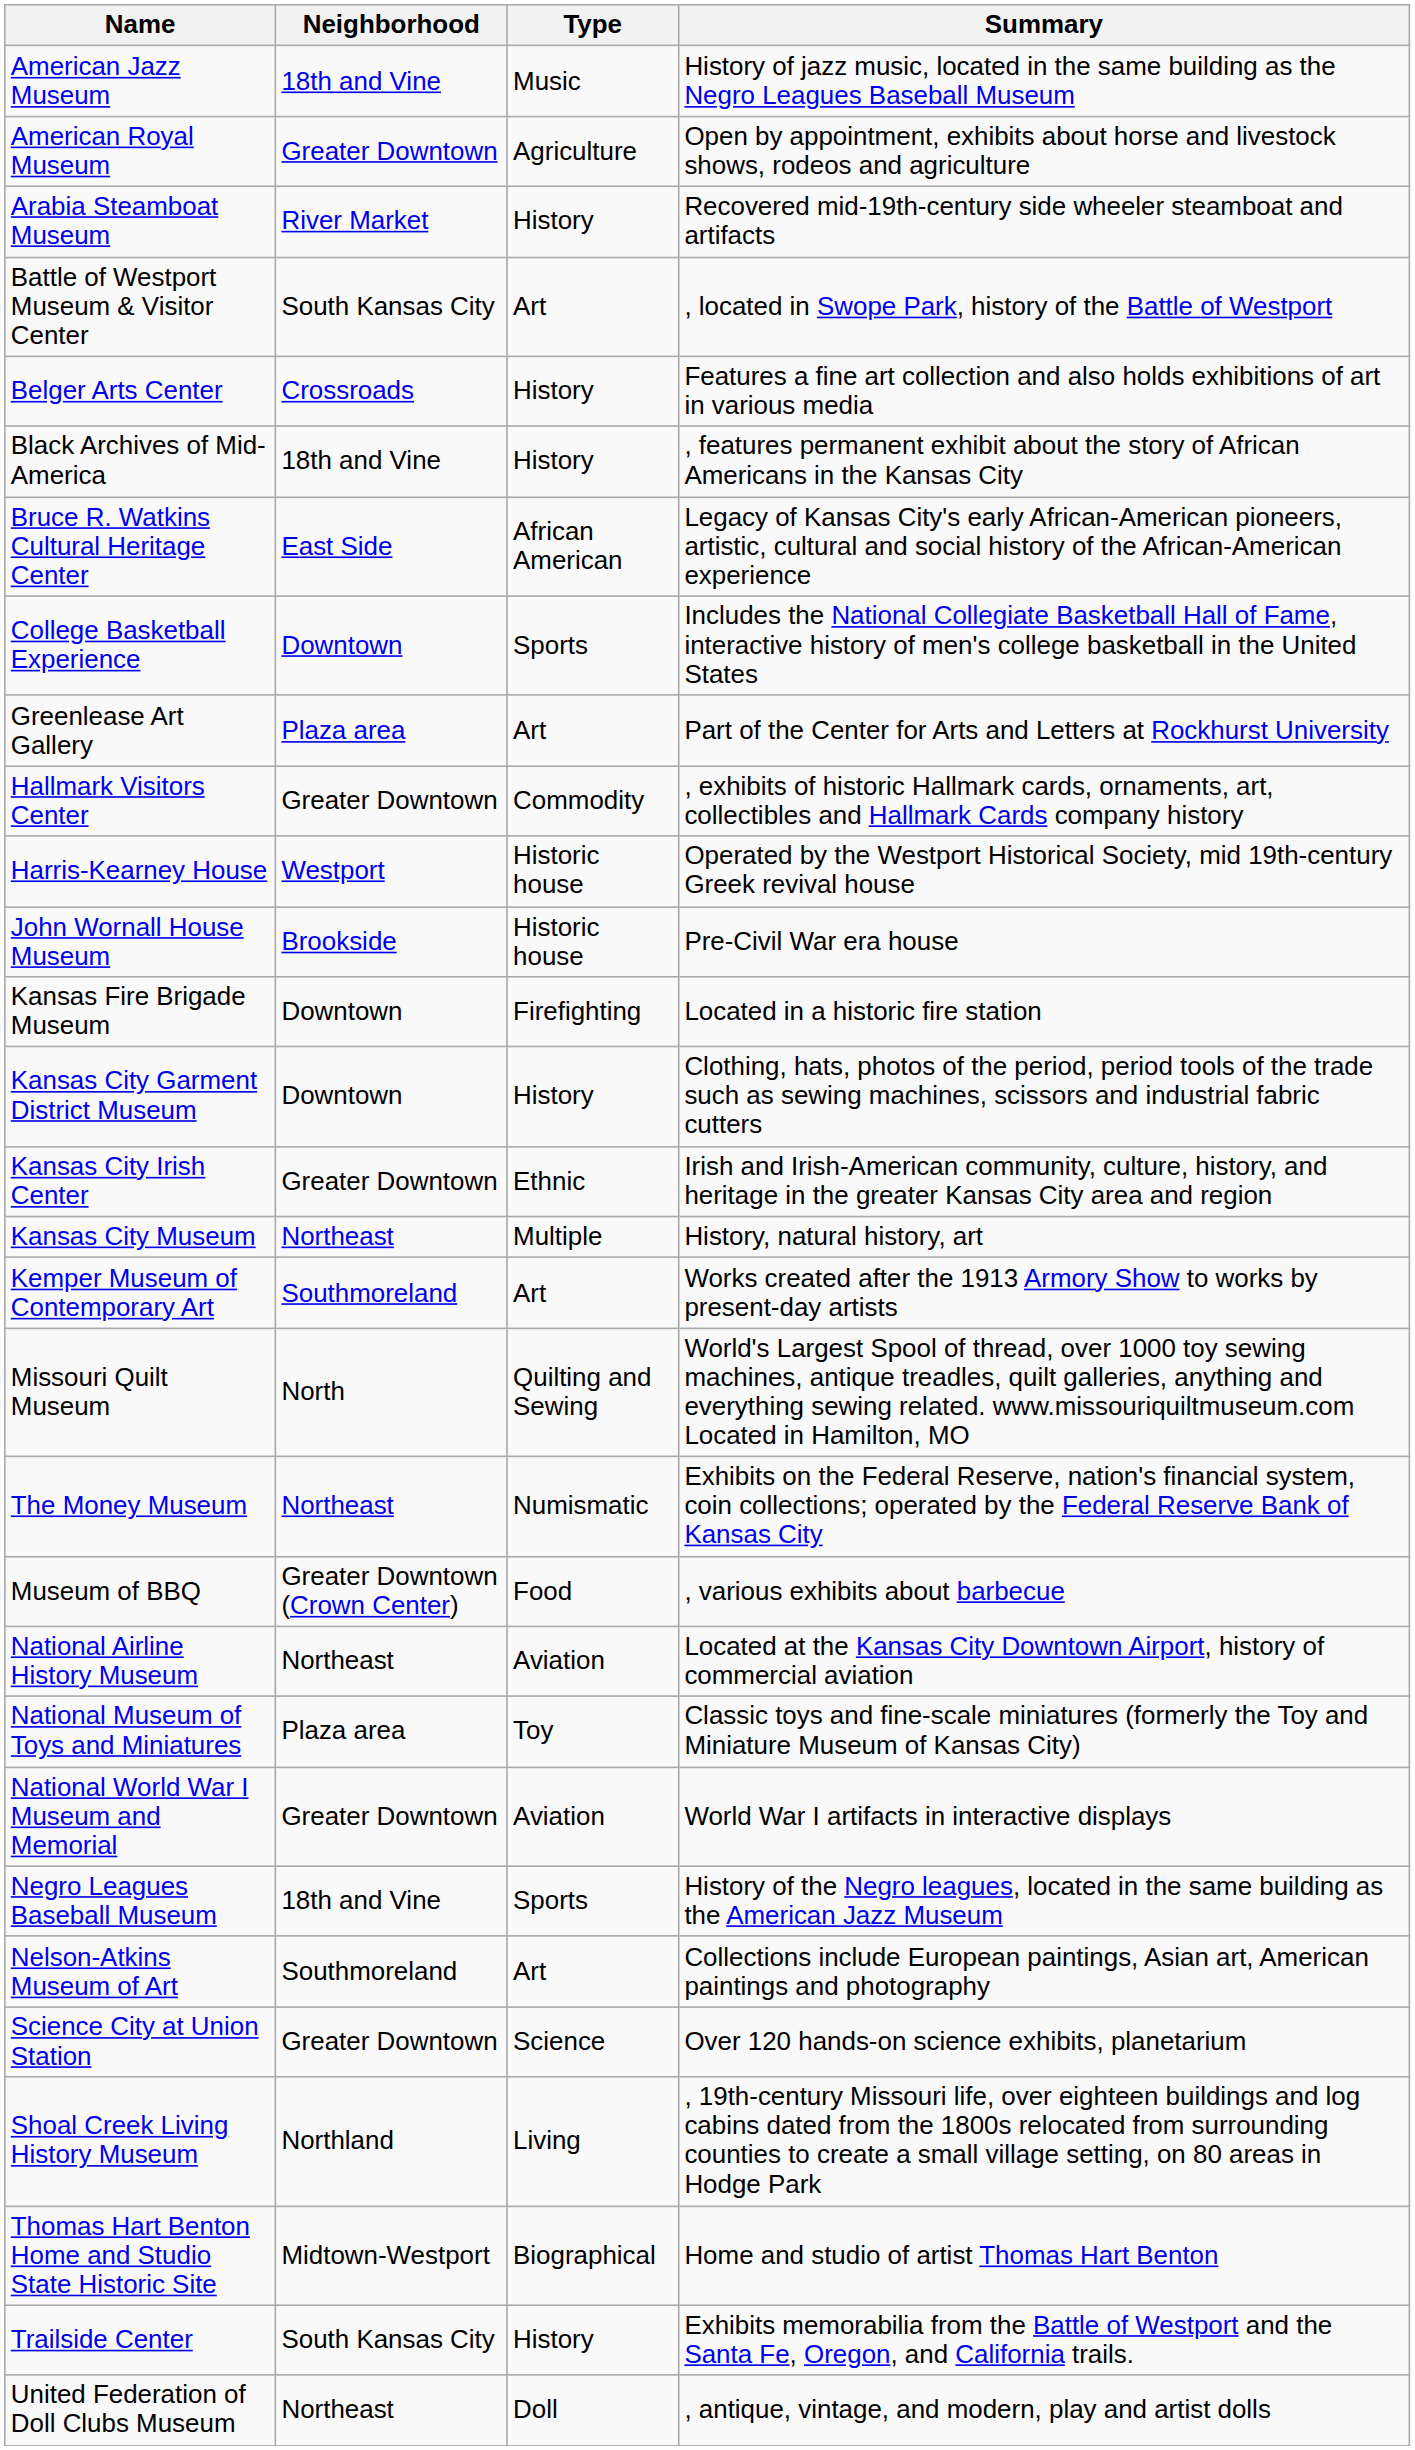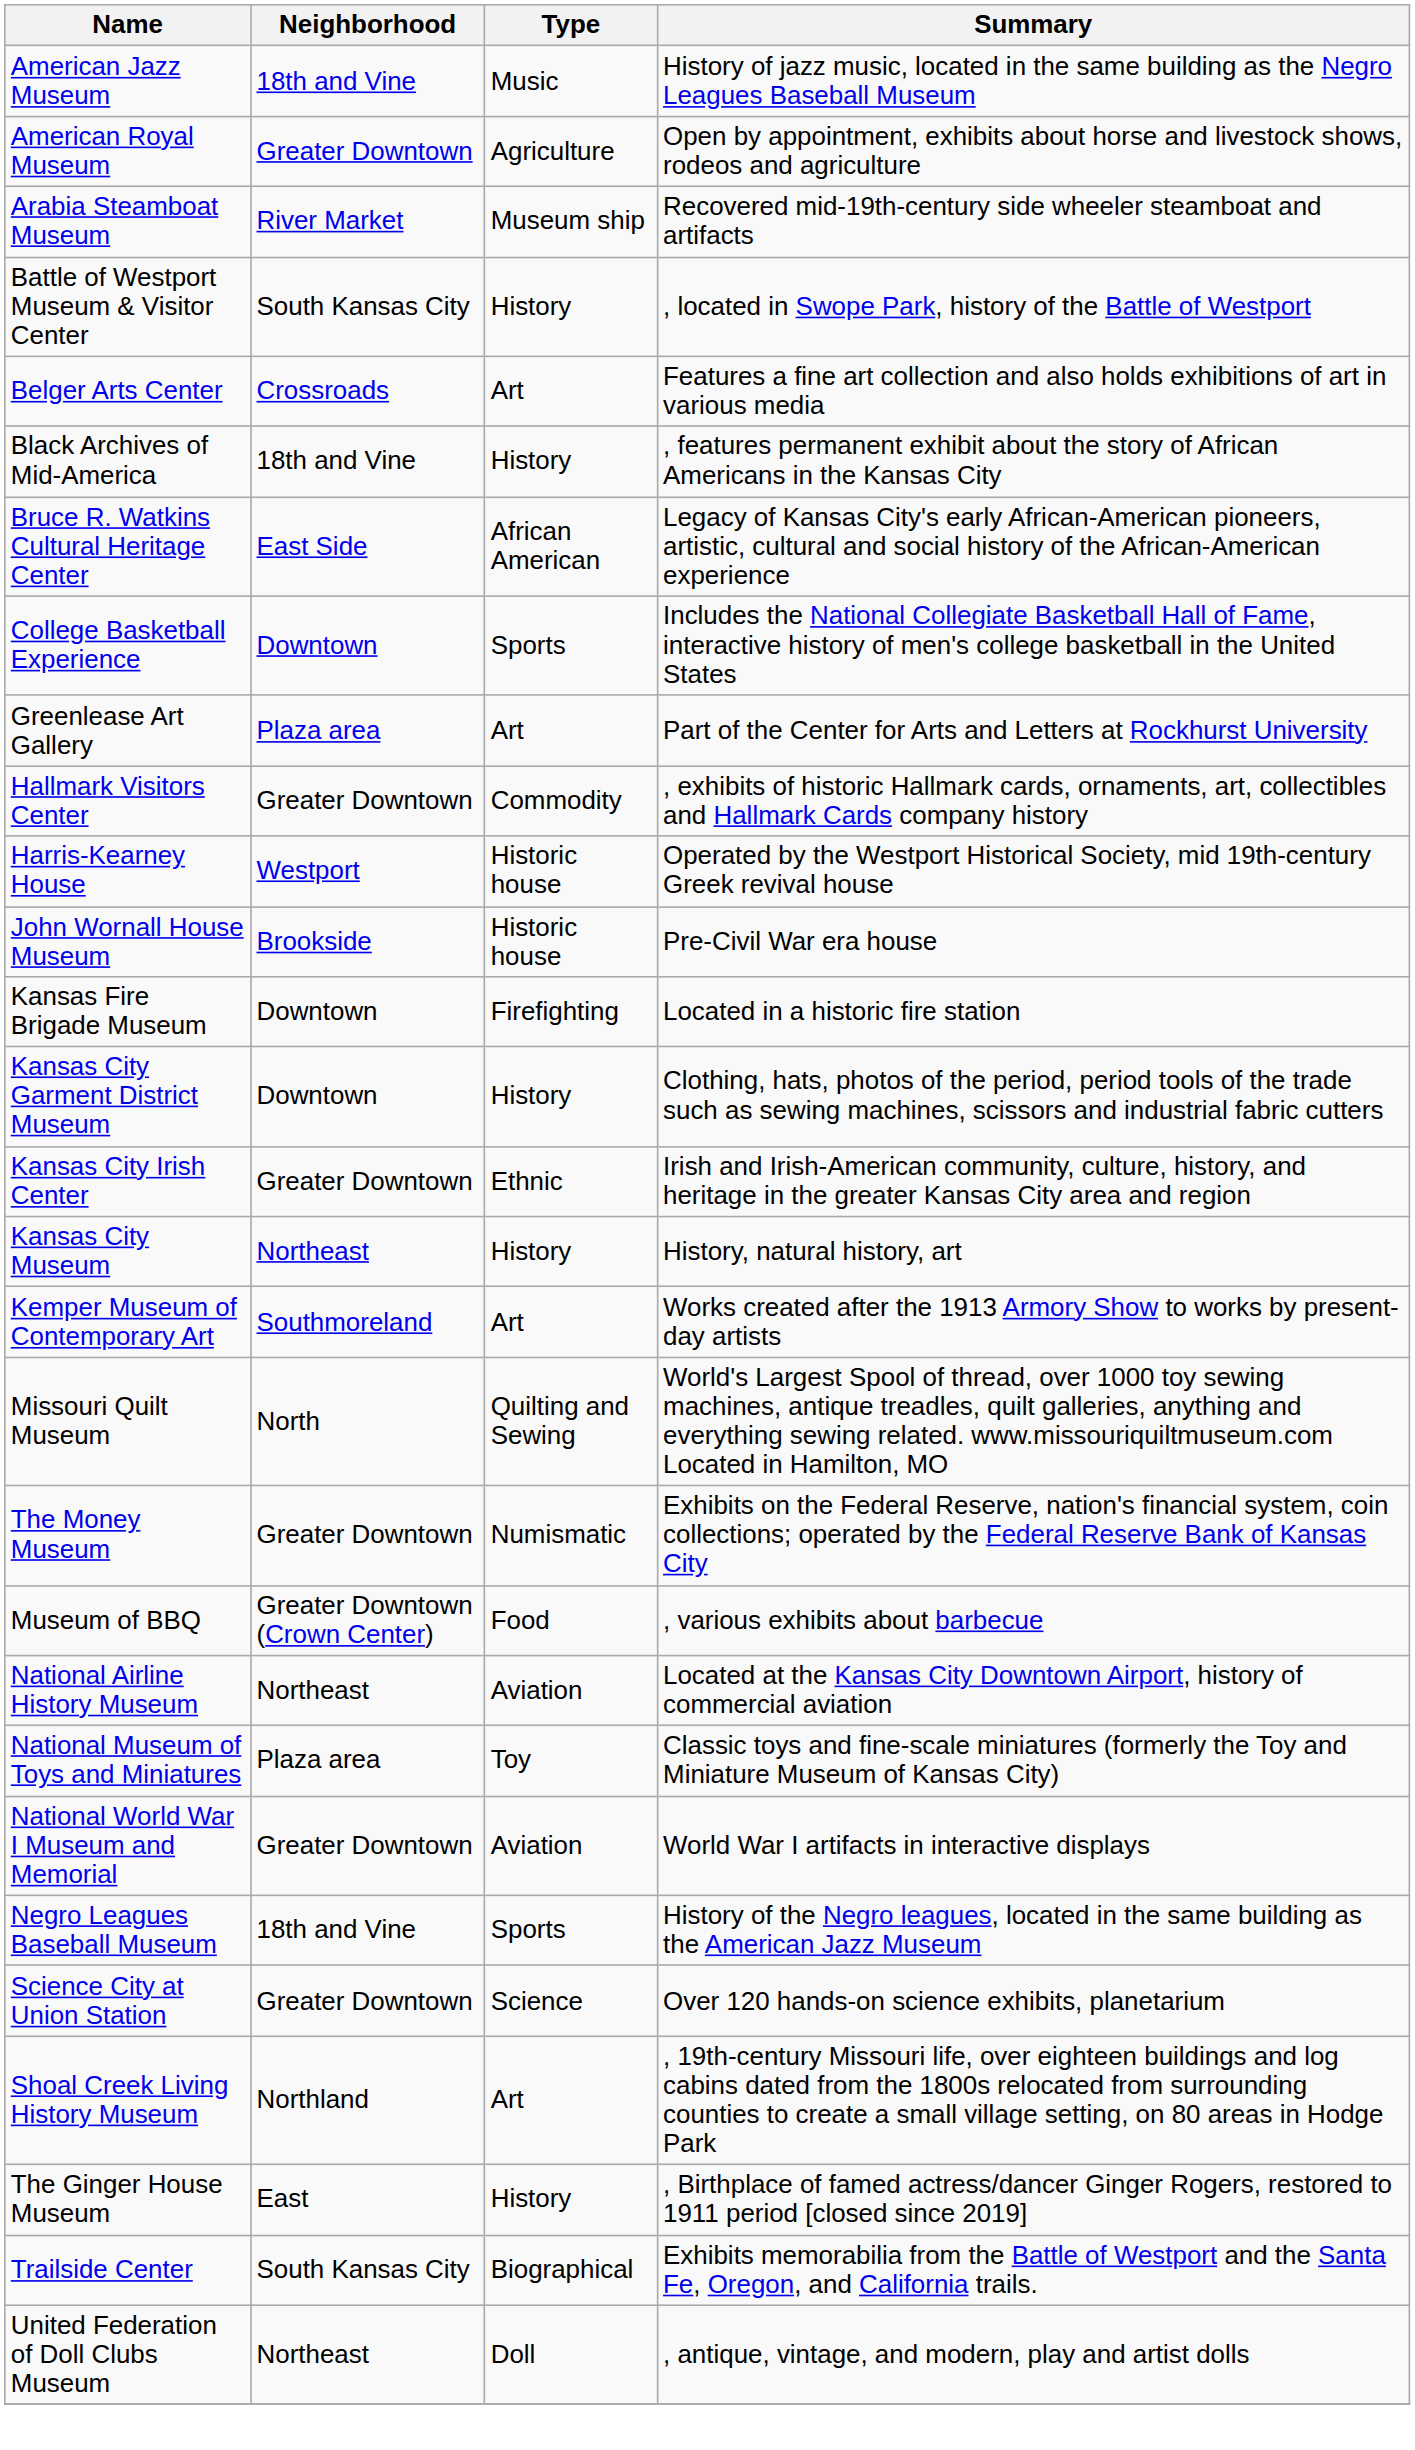(553, 221) History -> (568, 221) Museum ship
(530, 306) Art -> (531, 306) History
(553, 390) History -> (507, 390) Art
(558, 1236) Multiple -> (531, 1251) History
(338, 1505) Northeast -> (365, 1535) Greater Downtown
- row: (94, 1971)
(547, 2140) Living -> (507, 2099) Art
+ row: (117, 2199)
- row: (130, 2254)
(553, 2339) History -> (562, 2269) Biographical
